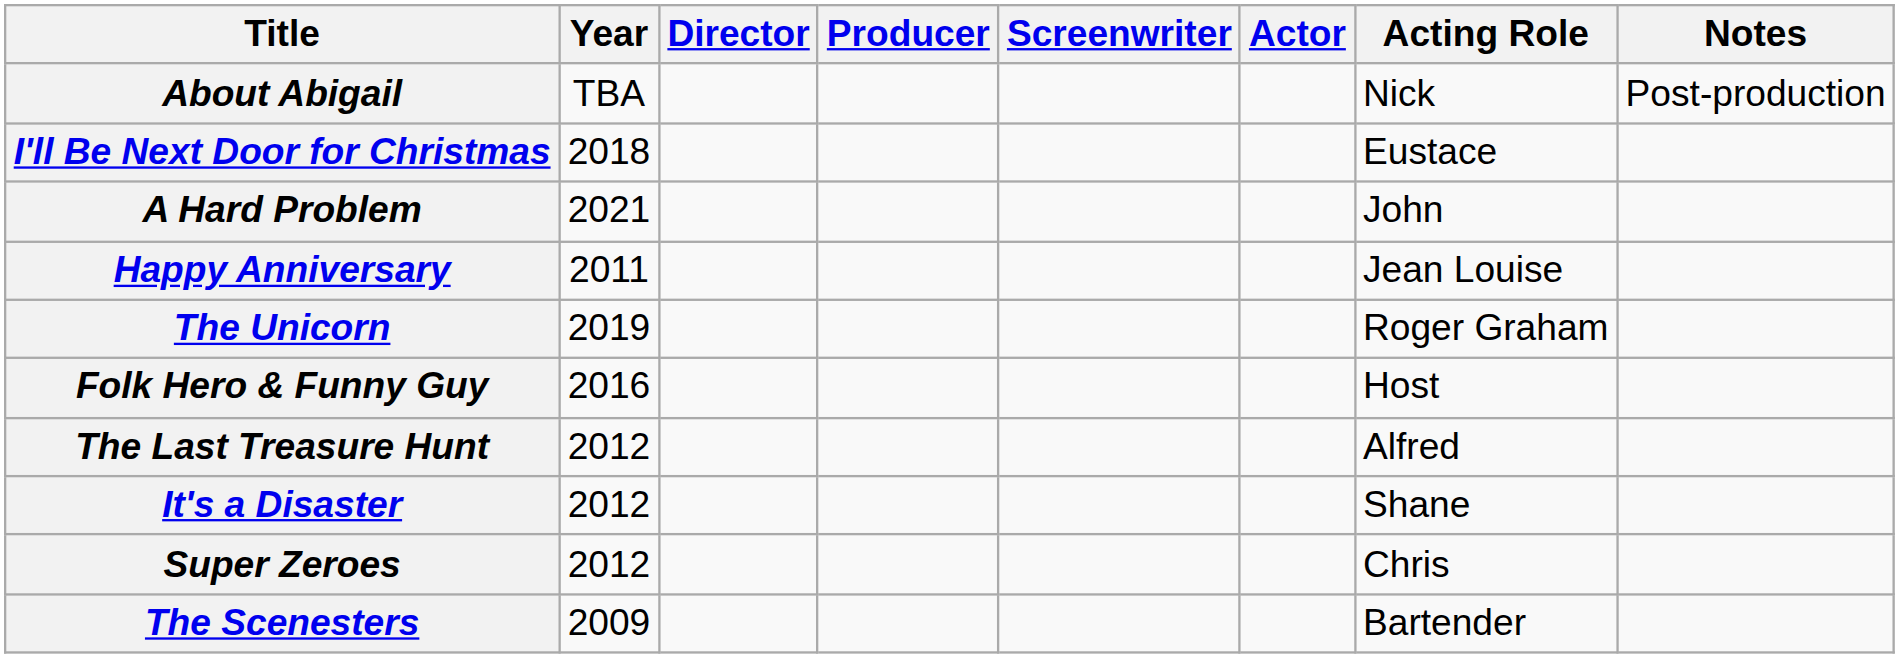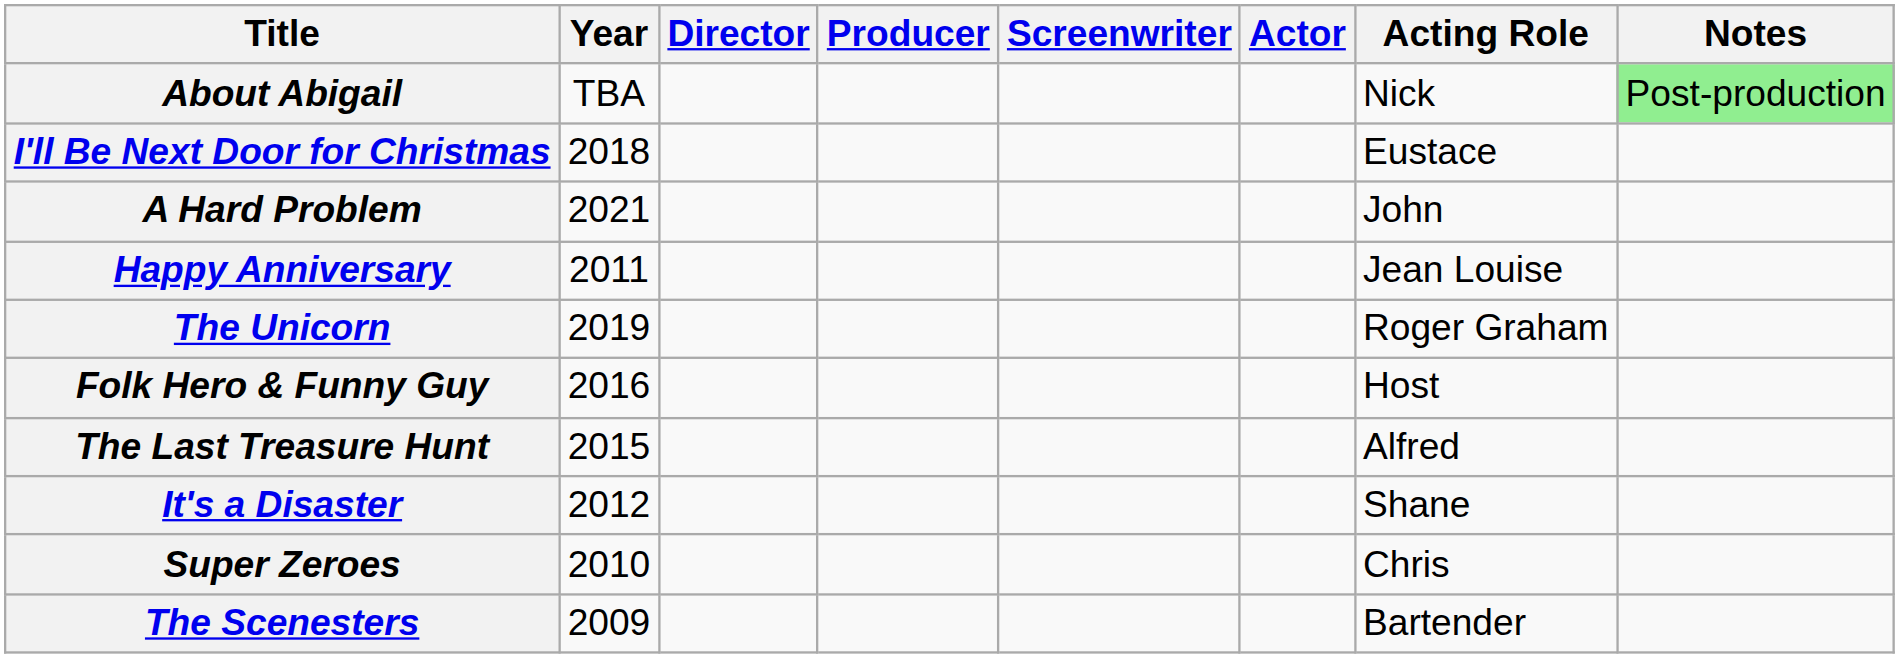(1756, 92) no background -> (1756, 92) lightgreen background
(609, 446) 2012 -> (609, 446) 2015
(609, 563) 2012 -> (609, 563) 2010
